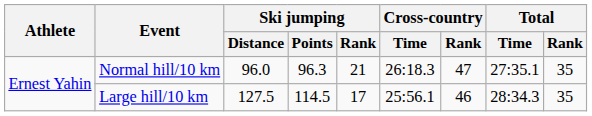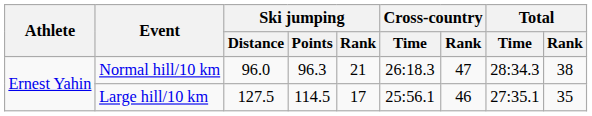(515, 70) 27:35.1 -> (515, 70) 28:34.3
(565, 70) 35 -> (565, 70) 38
(515, 97) 28:34.3 -> (515, 97) 27:35.1
